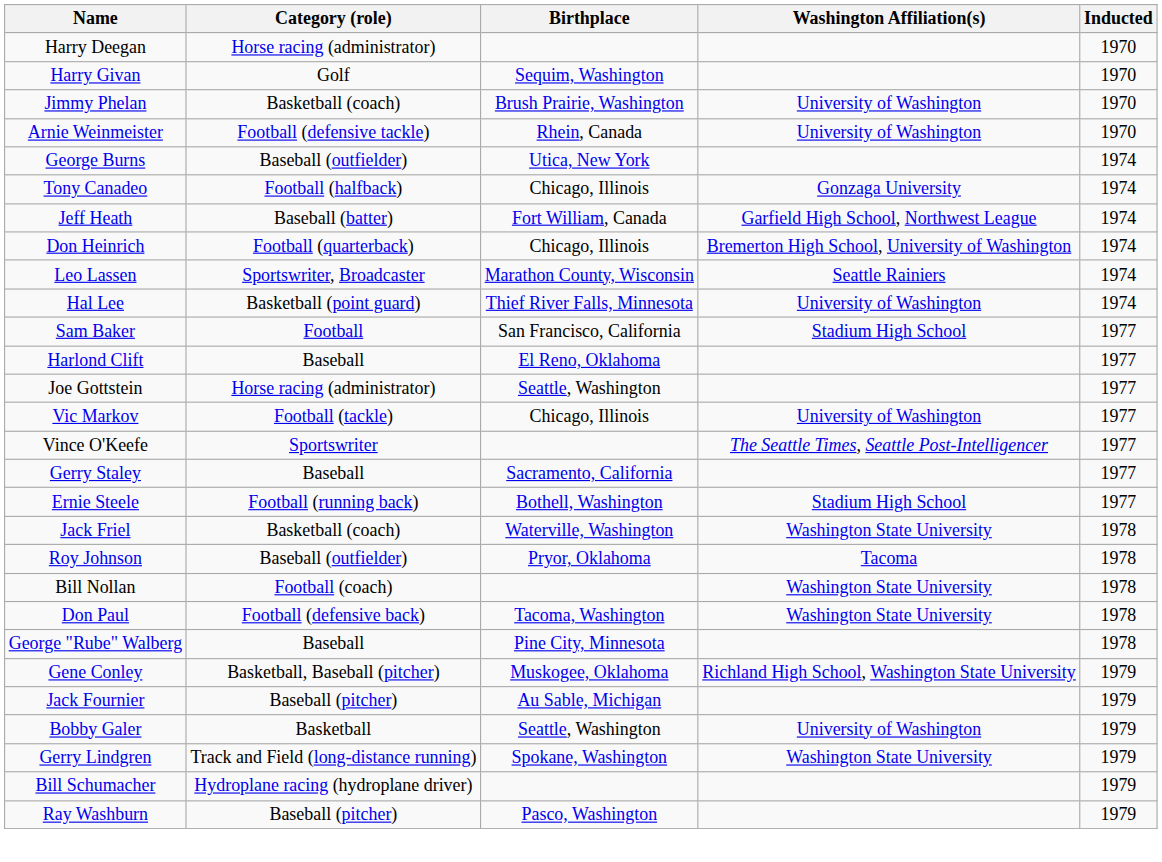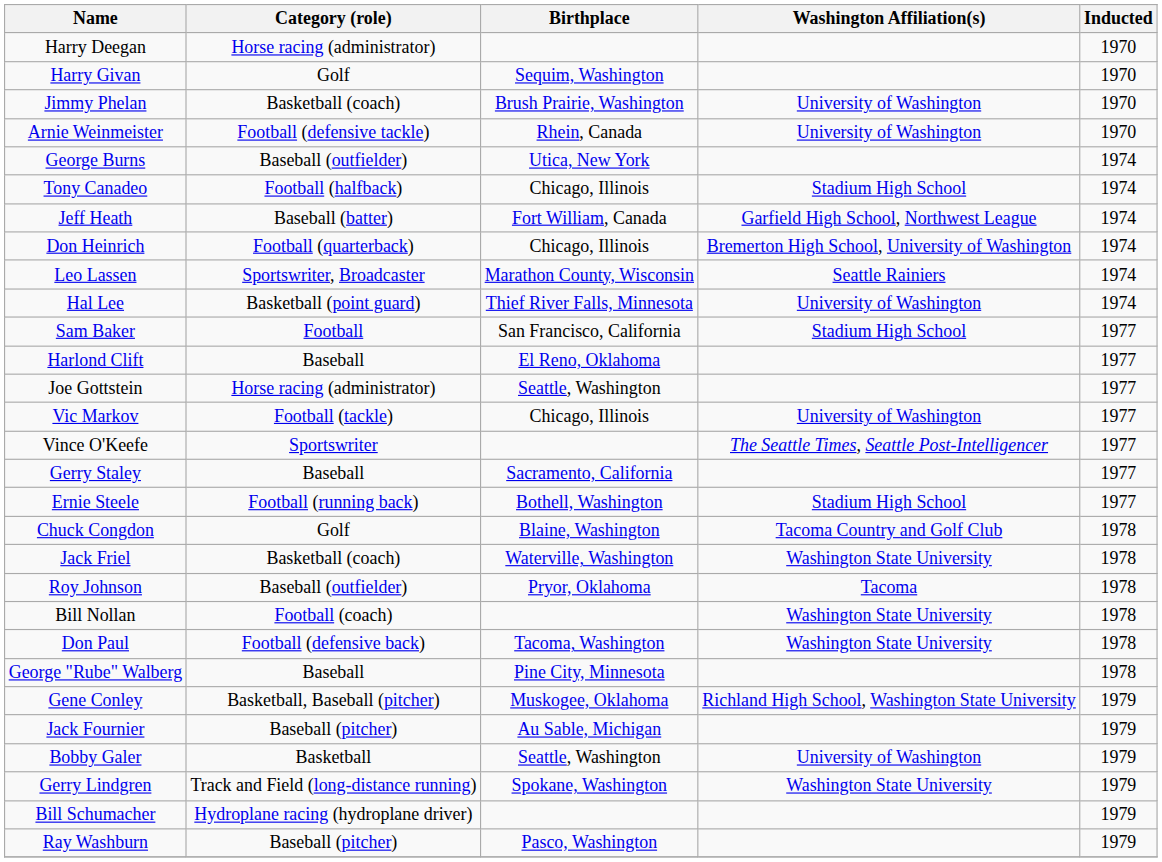(889, 189) Gonzaga University -> (889, 189) Stadium High School
+ row: (95, 530)
